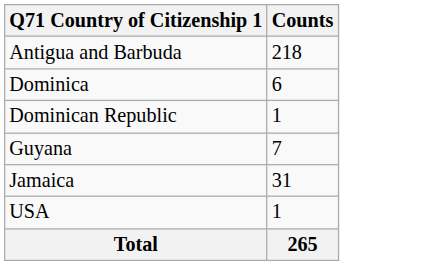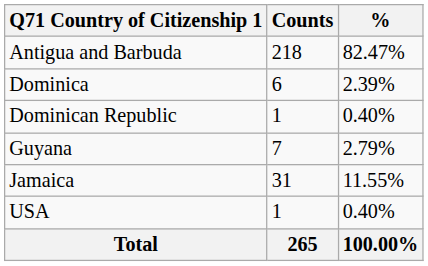+ column: (380, 20)
